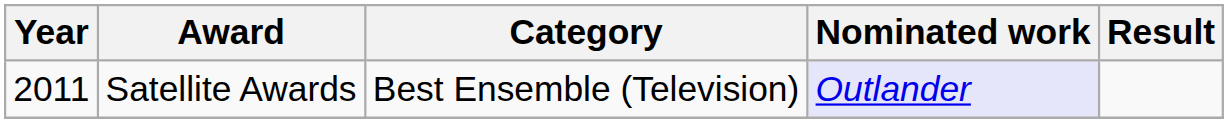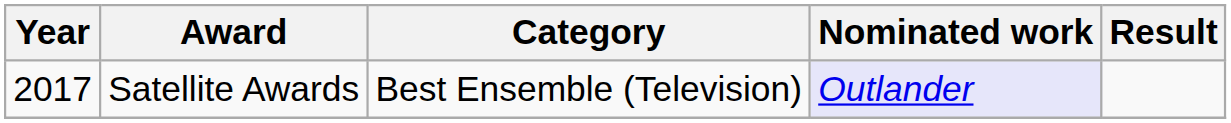(51, 88) 2011 -> (53, 88) 2017
